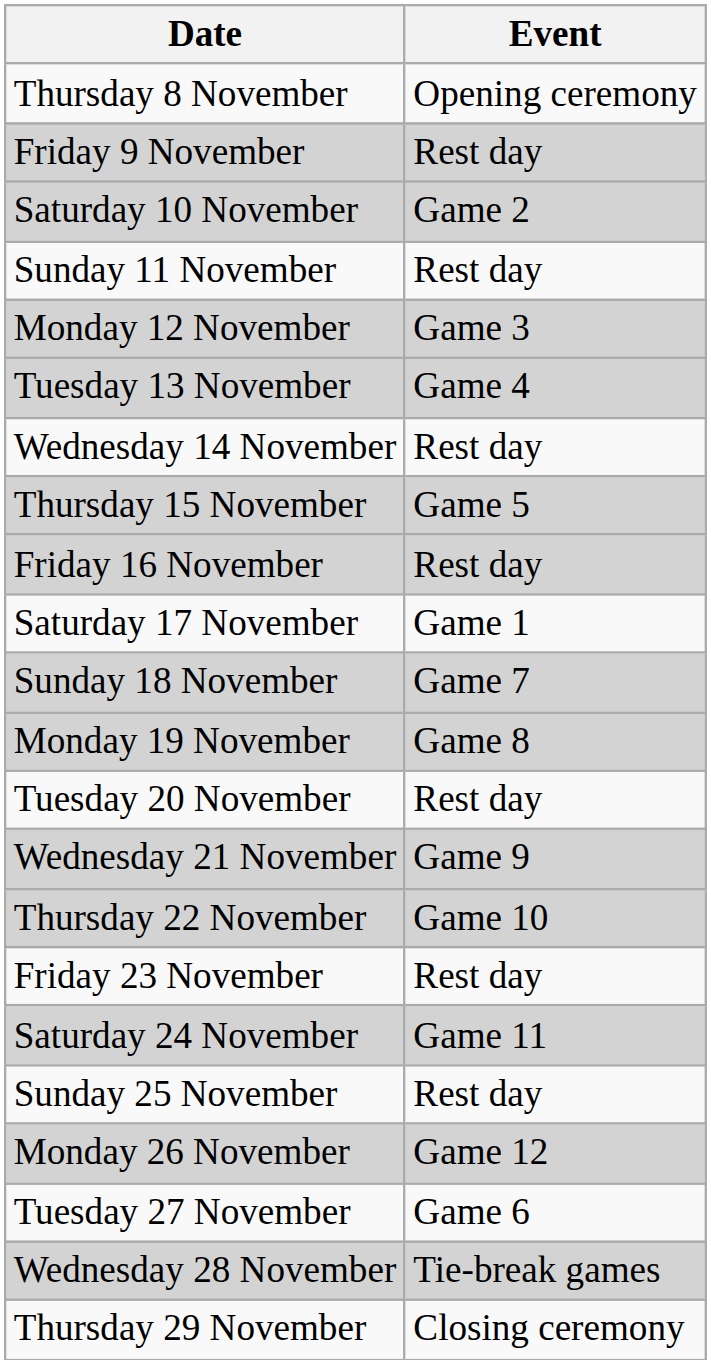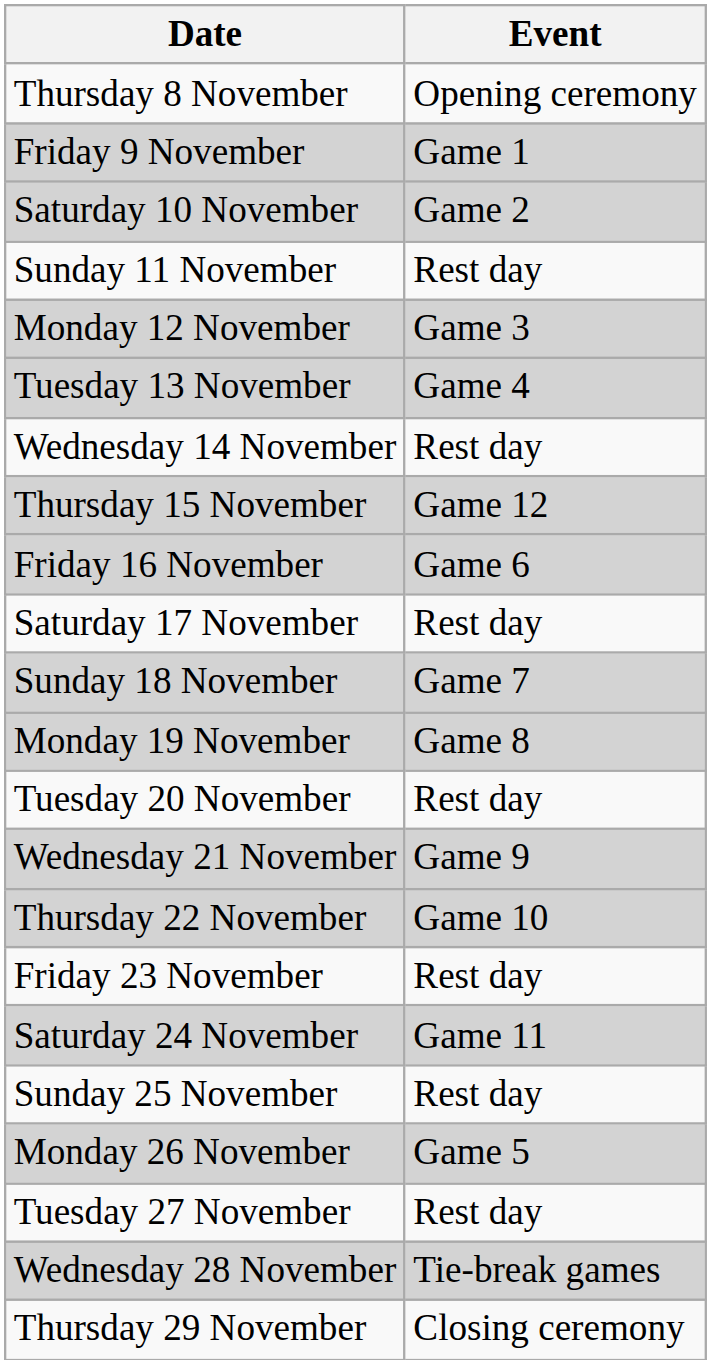(478, 151) Rest day -> (472, 151) Game 1
(472, 504) Game 5 -> (481, 504) Game 12
(478, 563) Rest day -> (472, 563) Game 6
(472, 622) Game 1 -> (478, 622) Rest day
(481, 1152) Game 12 -> (472, 1152) Game 5
(472, 1211) Game 6 -> (478, 1211) Rest day
